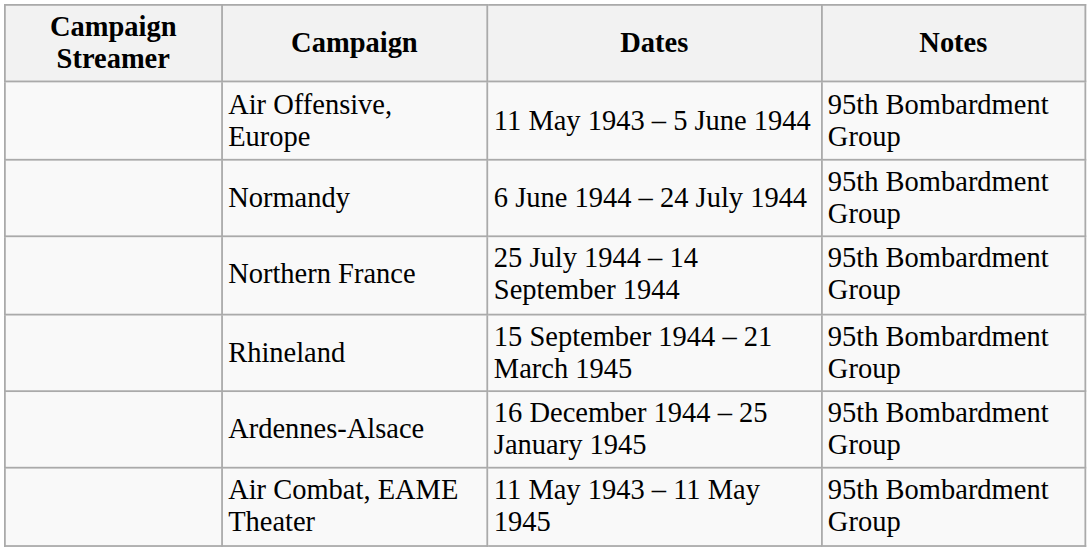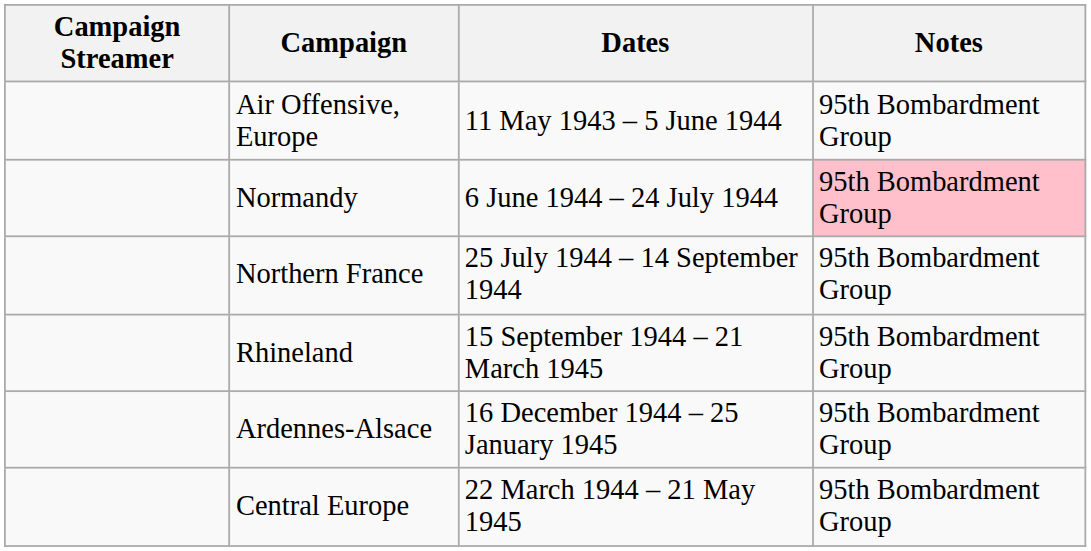(938, 197) no background -> (929, 197) pink background
+ row: (323, 506)
- row: (343, 506)
